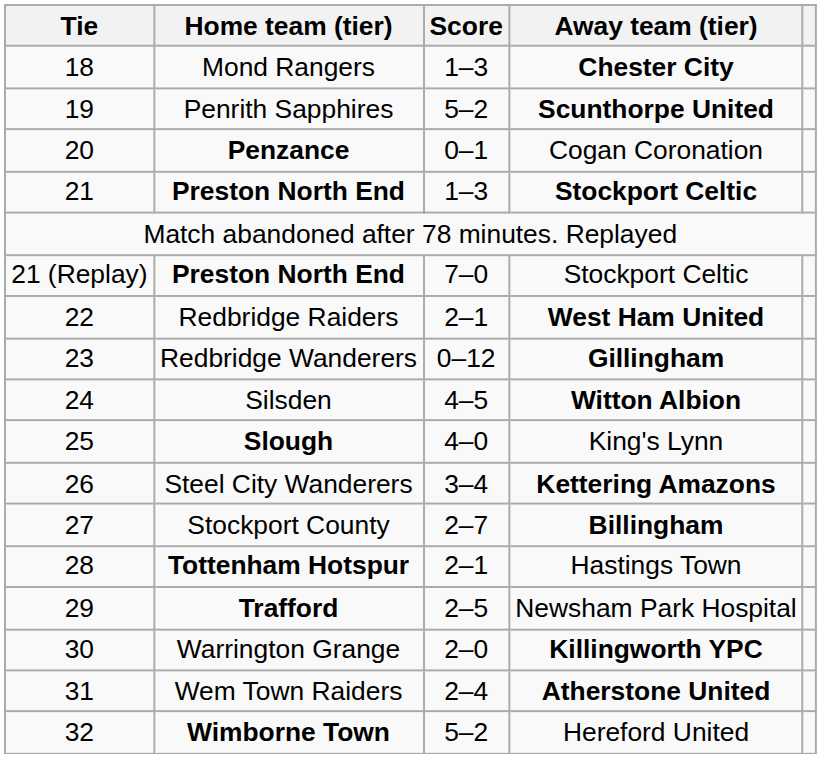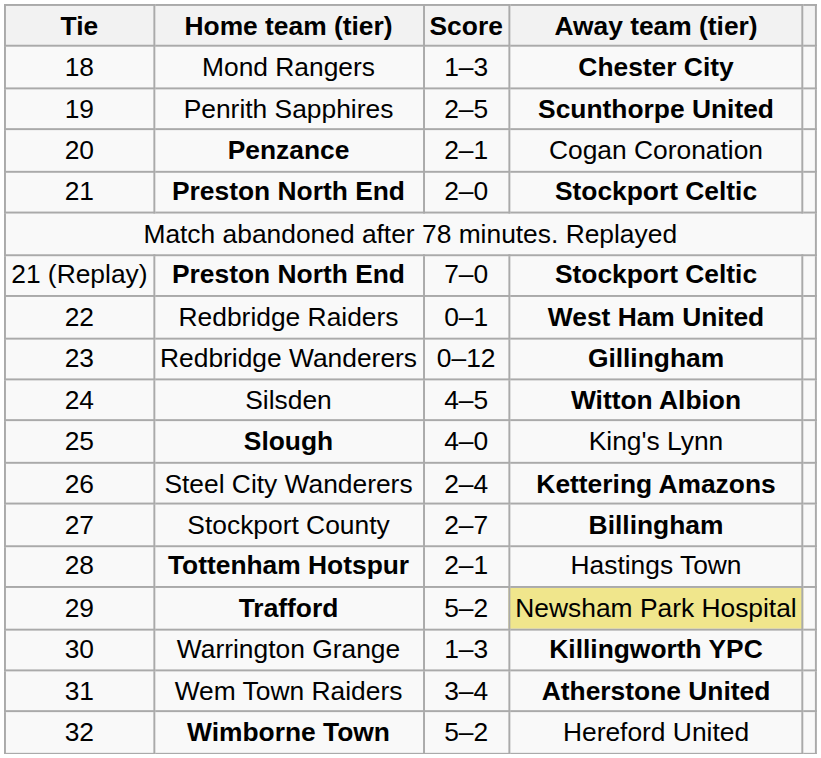(466, 109) 5–2 -> (466, 109) 2–5
(466, 150) 0–1 -> (466, 150) 2–1
(466, 192) 1–3 -> (466, 192) 2–0
(656, 275) normal -> (656, 275) bold
(466, 316) 2–1 -> (466, 316) 0–1
(466, 483) 3–4 -> (466, 483) 2–4
(466, 608) 2–5 -> (466, 608) 5–2
(656, 608) no background -> (656, 608) khaki background
(466, 649) 2–0 -> (466, 649) 1–3
(466, 691) 2–4 -> (466, 691) 3–4
